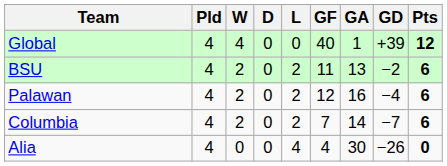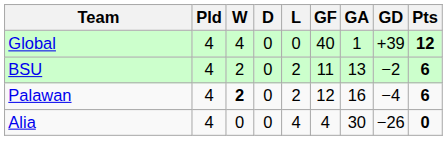(240, 95) normal -> (240, 95) bold
- row: (43, 122)
